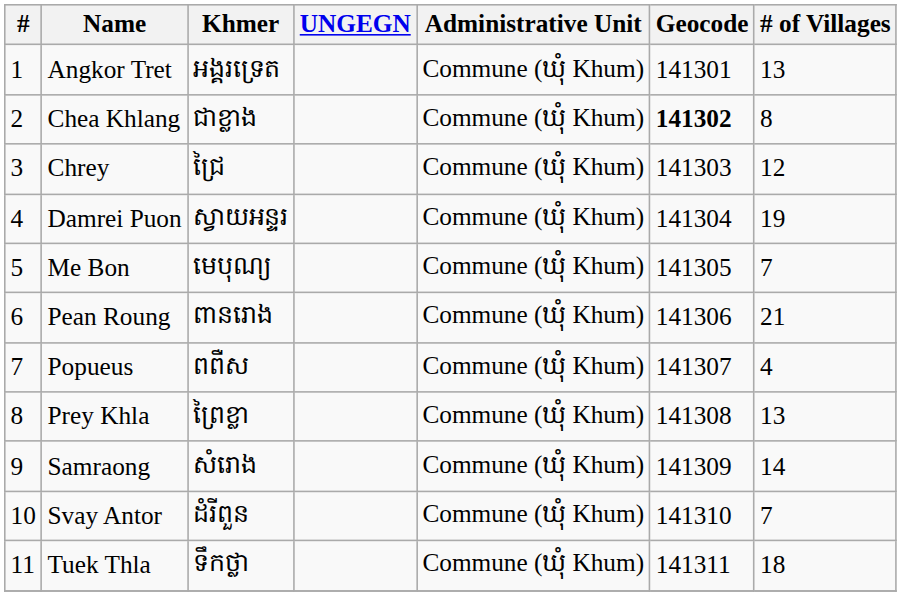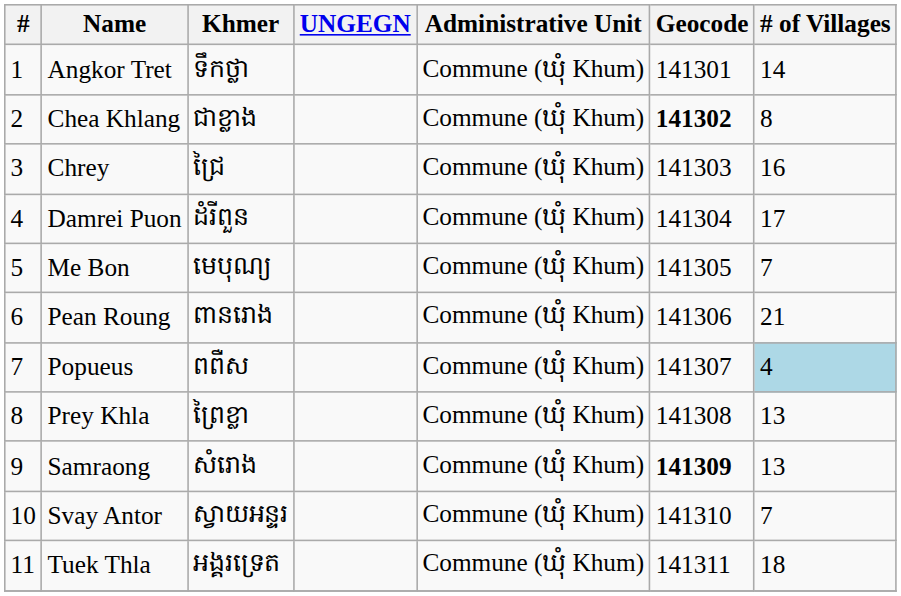(237, 67) អង្គរទ្រេត -> (221, 67) ទឹកថ្លា
(773, 69) 13 -> (773, 69) 14
(773, 168) 12 -> (773, 168) 16
(241, 216) ស្វាយអន្ទរ -> (221, 216) ដំរីពួន
(773, 218) 19 -> (773, 218) 17
(766, 366) no background -> (766, 366) lightblue background
(694, 465) normal -> (694, 465) bold
(773, 465) 14 -> (773, 465) 13
(221, 513) ដំរីពួន -> (241, 513) ស្វាយអន្ទរ
(221, 563) ទឹកថ្លា -> (237, 563) អង្គរទ្រេត
